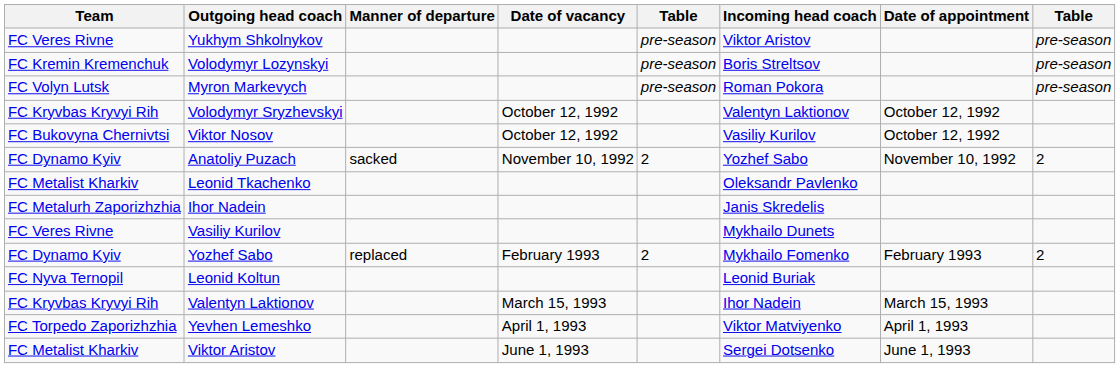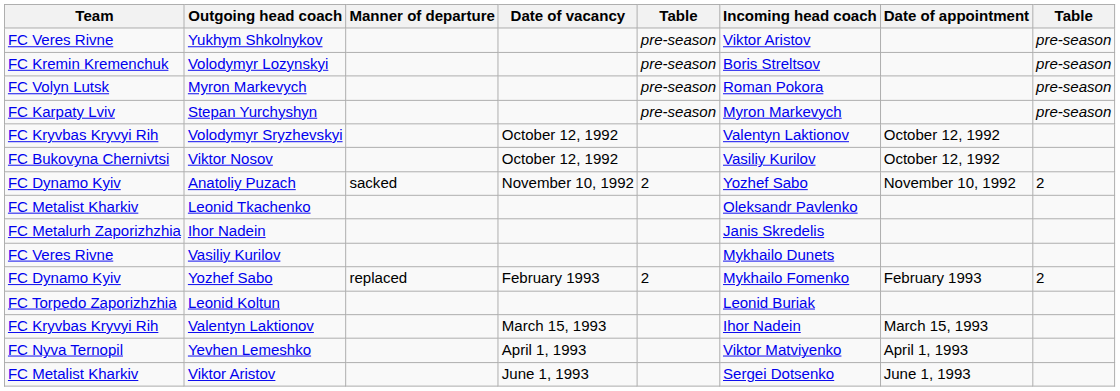+ row: (253, 111)
(65, 278) FC Nyva Ternopil -> (92, 302) FC Torpedo Zaporizhzhia
(92, 326) FC Torpedo Zaporizhzhia -> (65, 350) FC Nyva Ternopil
